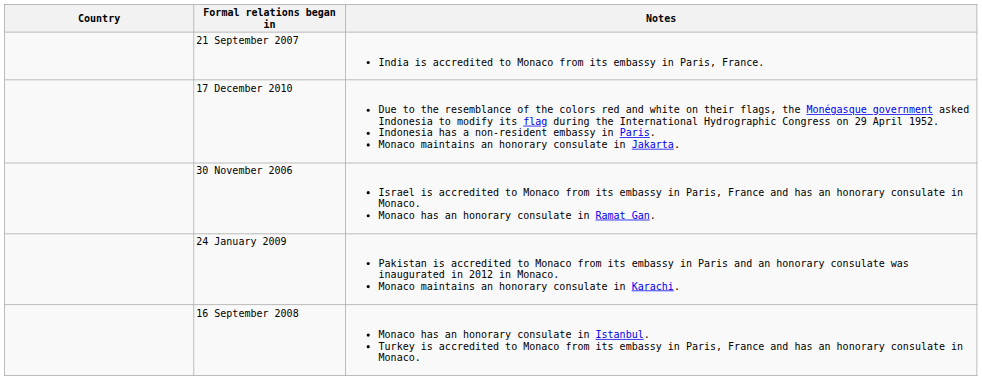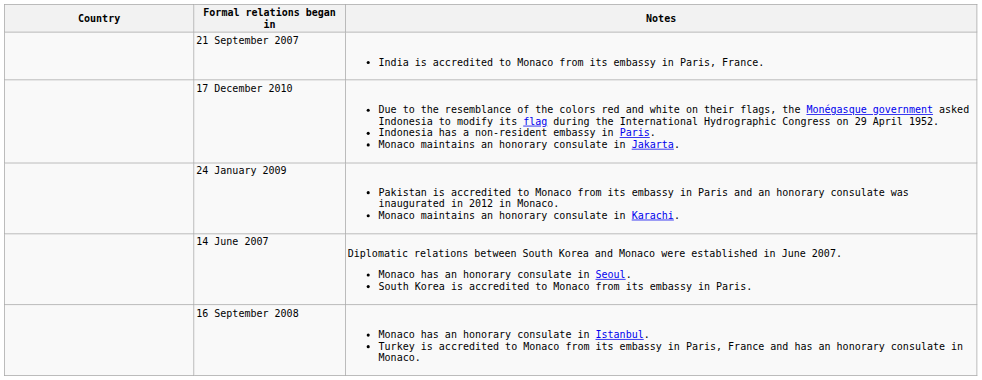- row: (244, 171)
+ row: (232, 242)
